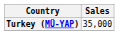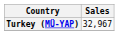(97, 24) 35,000 -> (97, 24) 32,967
